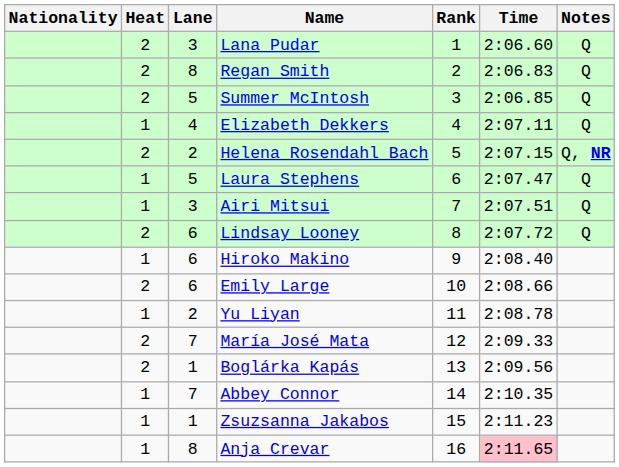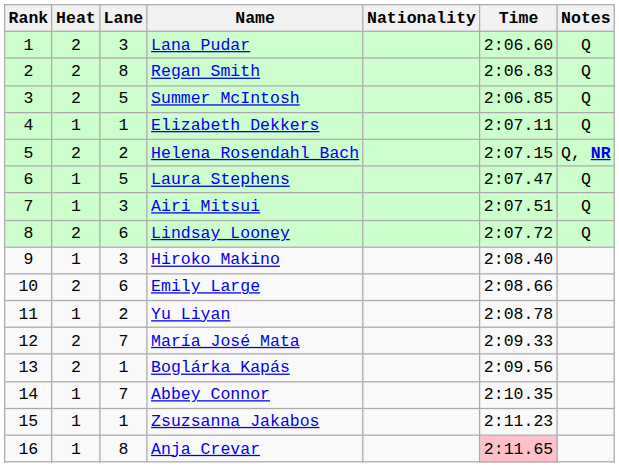columns swapped: (456, 18) <-> (63, 18)
(193, 126) 4 -> (123, 126) 1
(193, 260) 6 -> (123, 260) 3
